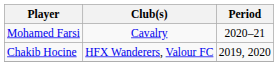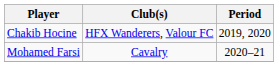rows swapped: (42, 52) <-> (43, 33)
